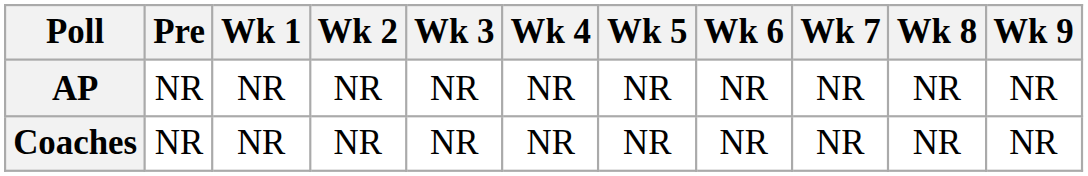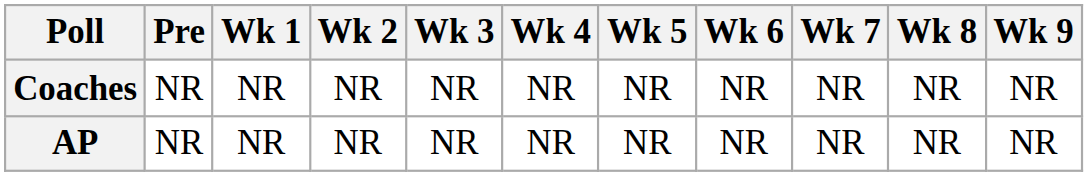rows swapped: (75, 87) <-> (75, 142)
